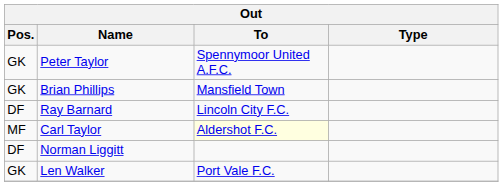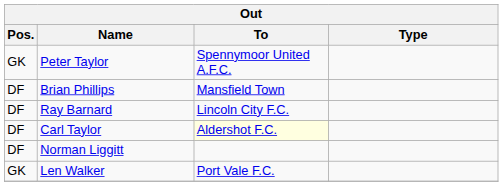(17, 89) GK -> (16, 89) DF
(17, 130) MF -> (16, 130) DF
